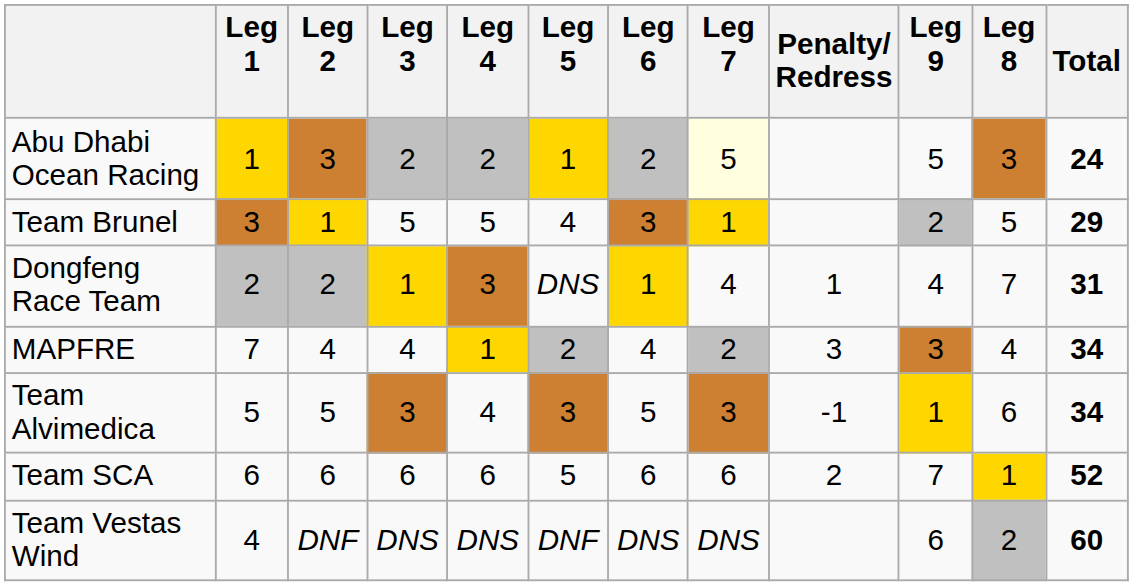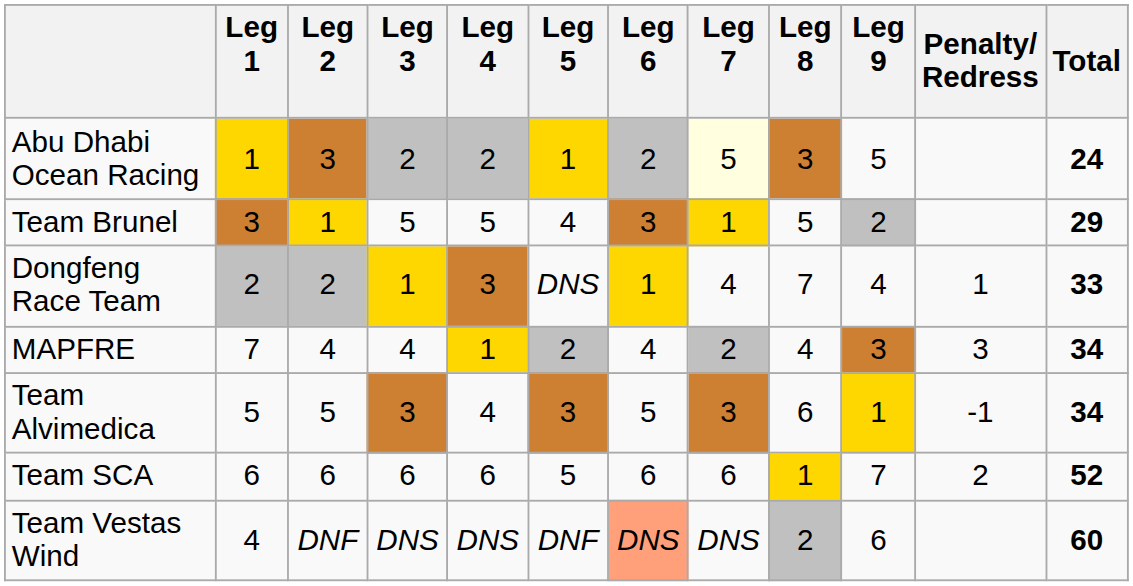columns swapped: (1009, 44) <-> (834, 61)
(1087, 285) 31 -> (1087, 285) 33
(648, 539) no background -> (648, 539) lightsalmon background
